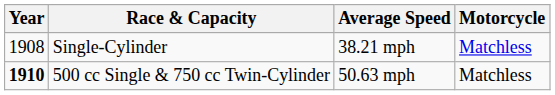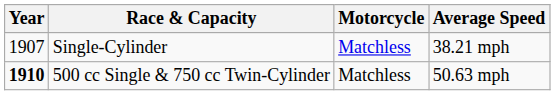columns swapped: (502, 18) <-> (395, 18)
(27, 47) 1908 -> (27, 47) 1907
